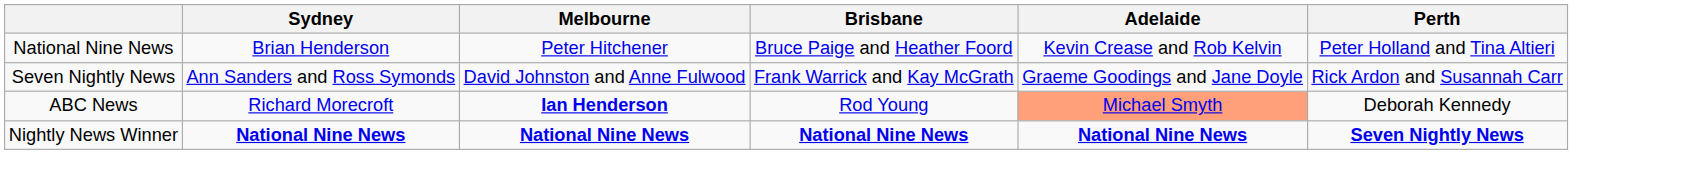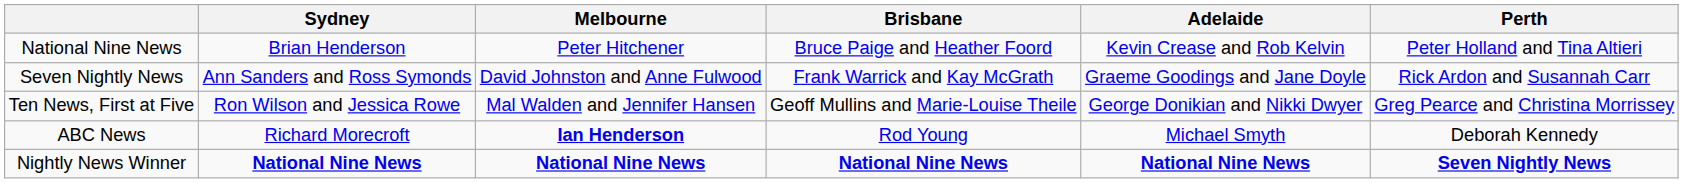+ row: (102, 105)
(1163, 105) lightsalmon background -> (1225, 134) no background
